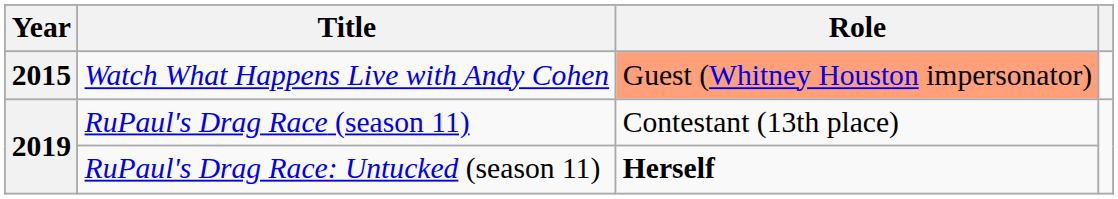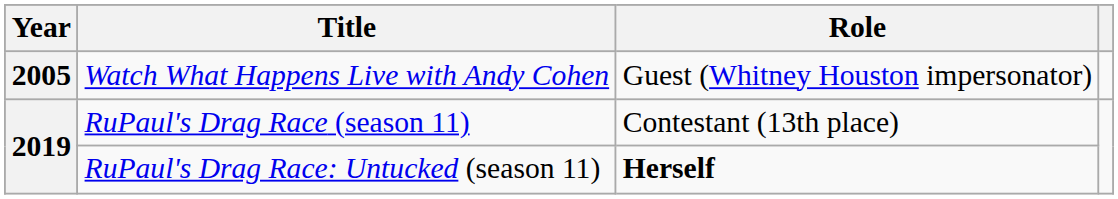(41, 74) 2015 -> (41, 74) 2005
(857, 74) lightsalmon background -> (857, 74) no background
